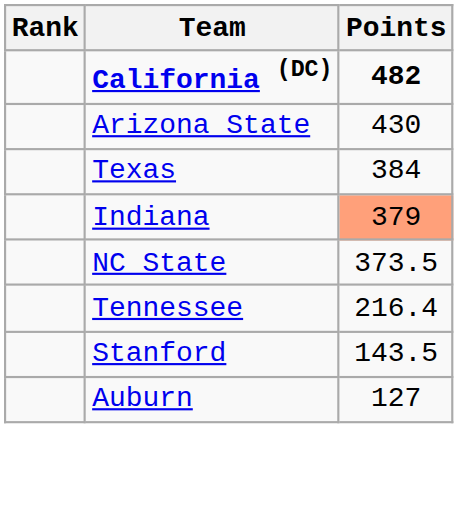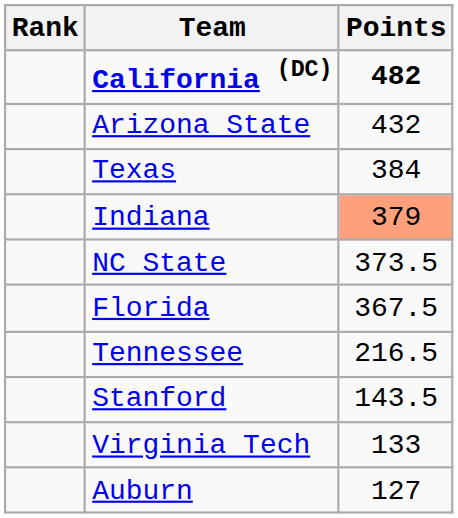(396, 126) 430 -> (396, 126) 432
+ row: (151, 308)
(396, 308) 216.4 -> (396, 354) 216.5
+ row: (201, 445)
